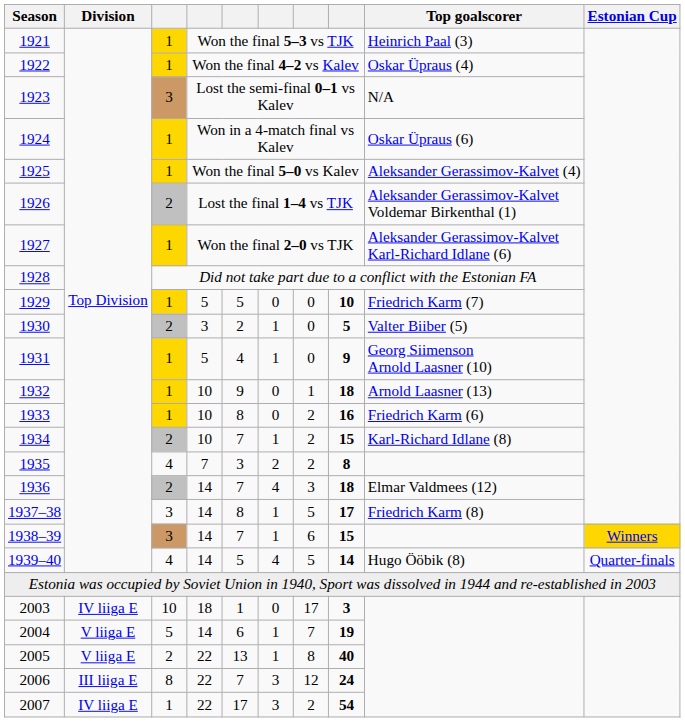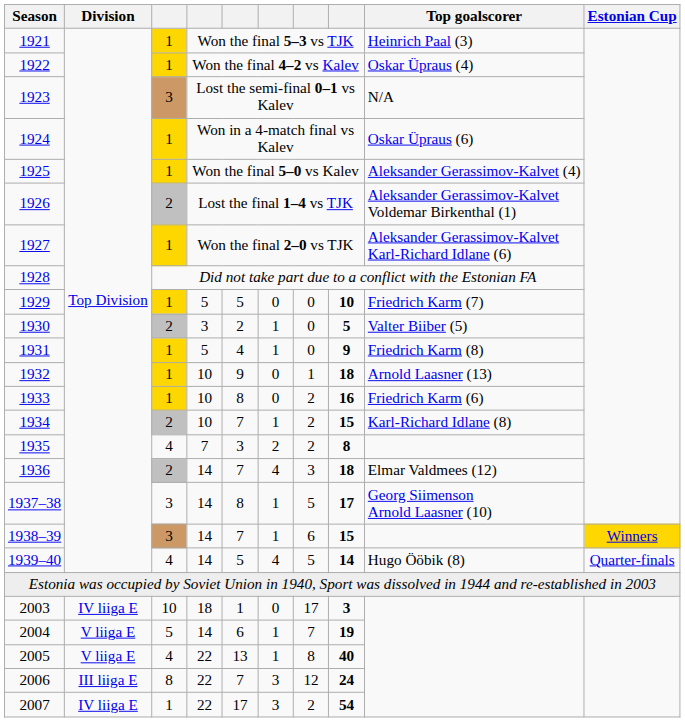(430, 358) Georg Siimenson Arnold Laasner (10) -> (426, 350) Friedrich Karm (8)
(426, 511) Friedrich Karm (8) -> (430, 503) Georg Siimenson Arnold Laasner (10)
(169, 656) 2 -> (169, 656) 4
